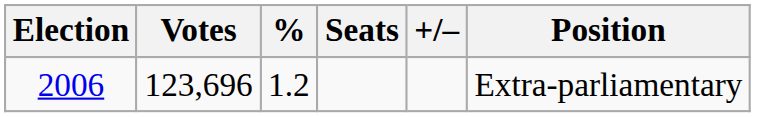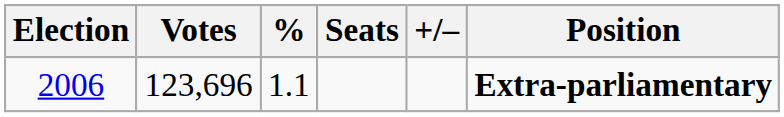(289, 83) 1.2 -> (289, 83) 1.1
(608, 83) normal -> (623, 83) bold
